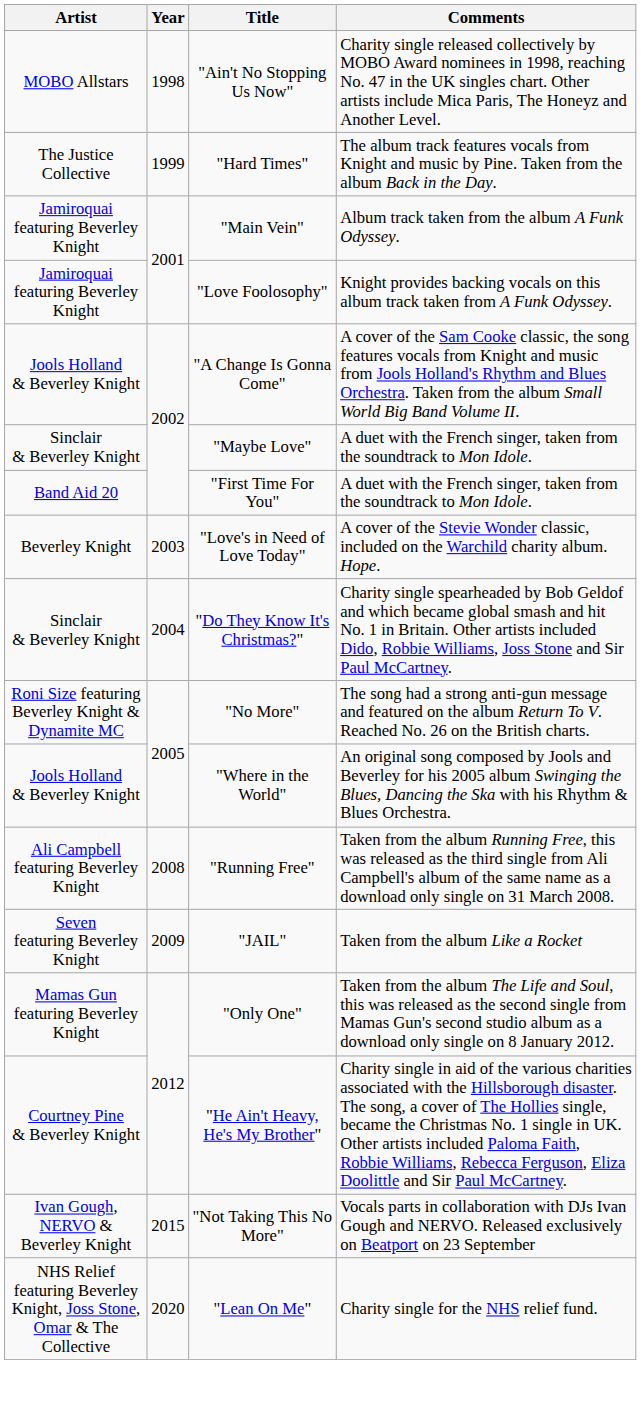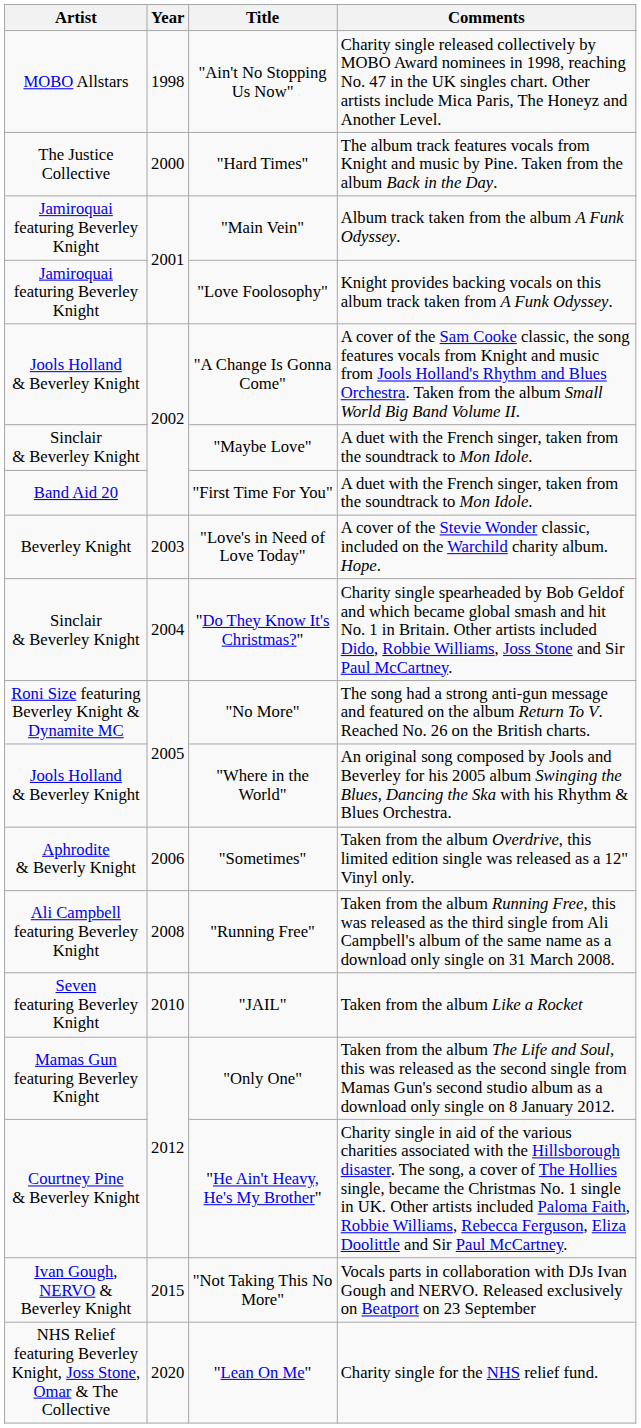(168, 164) 1999 -> (168, 164) 2000
+ row: (263, 858)
(168, 941) 2009 -> (168, 1004) 2010
